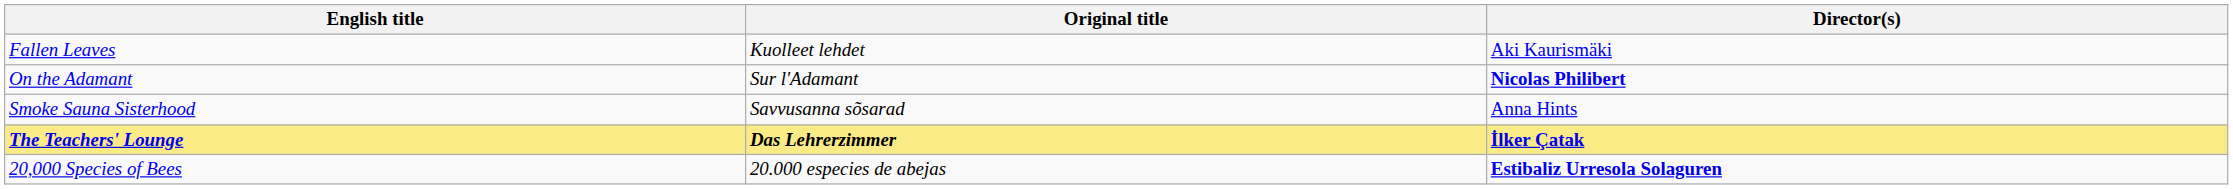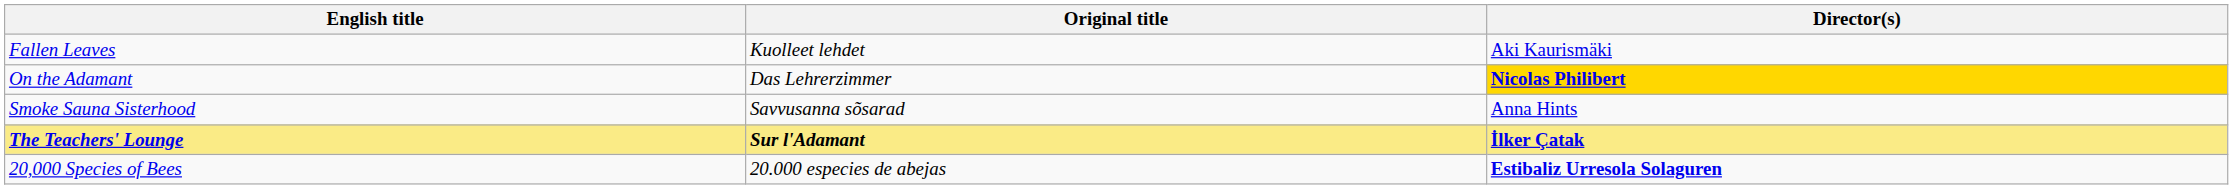(804, 79) Sur l'Adamant -> (821, 79) Das Lehrerzimmer
(1558, 79) no background -> (1558, 79) gold background
(823, 139) Das Lehrerzimmer -> (807, 139) Sur l'Adamant
